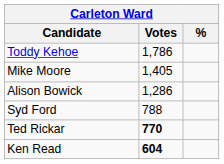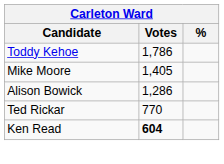- row: (32, 110)
(152, 129) bold -> (152, 110) normal
